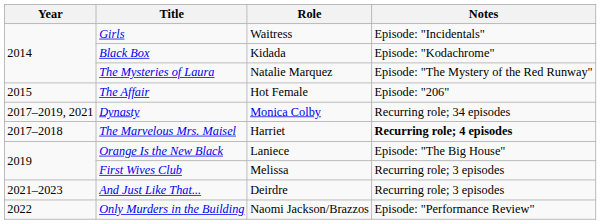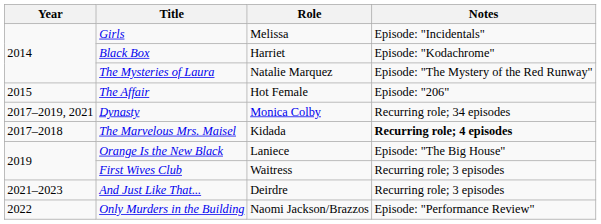(271, 33) Waitress -> (269, 33) Melissa
(268, 53) Kidada -> (268, 53) Harriet
(268, 131) Harriet -> (268, 131) Kidada
(269, 170) Melissa -> (271, 170) Waitress
